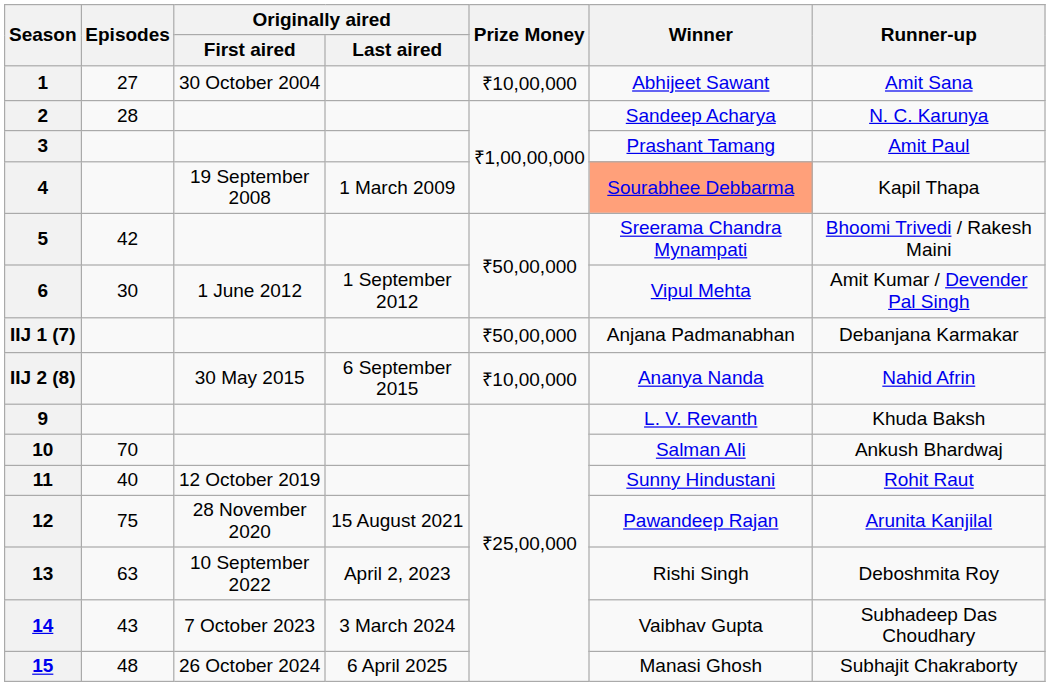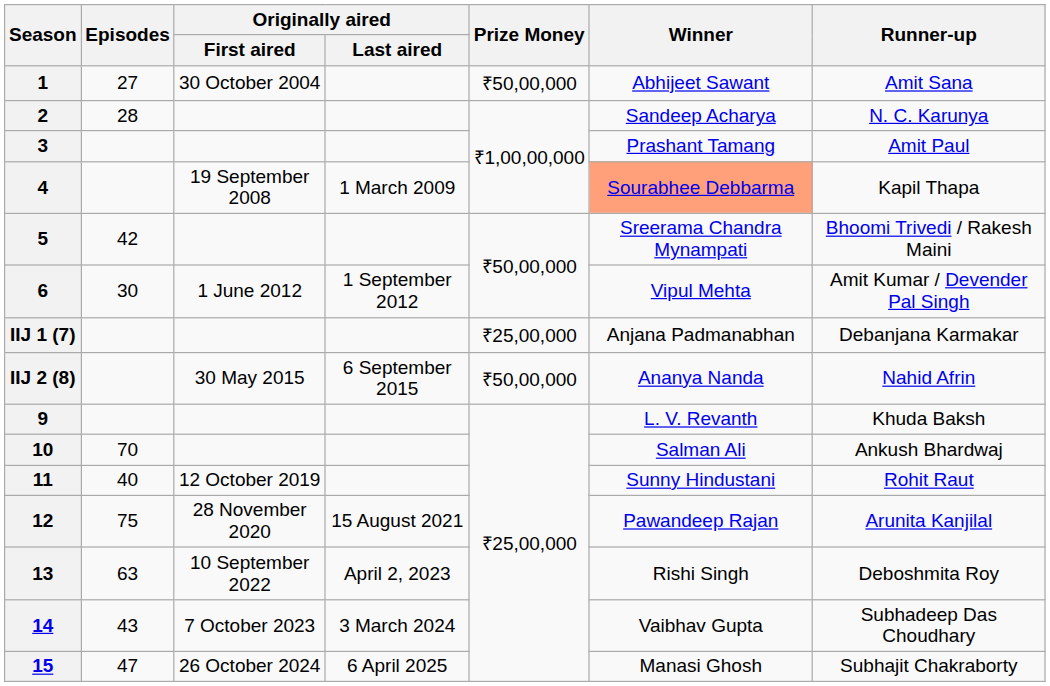(529, 83) ₹10,00,000 -> (529, 83) ₹50,00,000
(529, 335) ₹50,00,000 -> (529, 335) ₹25,00,000
(529, 379) ₹10,00,000 -> (529, 379) ₹50,00,000
(128, 666) 48 -> (128, 666) 47
